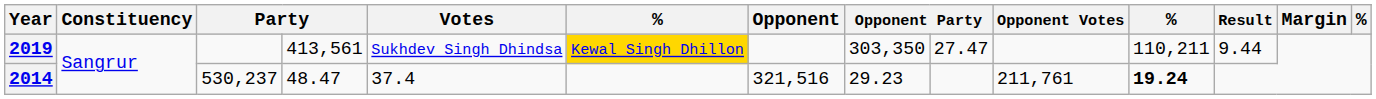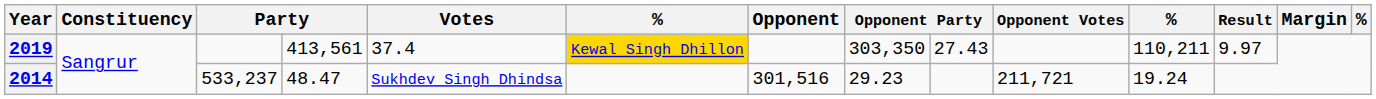(467, 50) Sukhdev Singh Dhindsa -> (393, 49) 37.4
(961, 49) 27.47 -> (961, 49) 27.43
(1240, 49) 9.44 -> (1240, 49) 9.97
(239, 79) 530,237 -> (239, 79) 533,237
(393, 79) 37.4 -> (467, 80) Sukhdev Singh Dhindsa
(791, 79) 321,516 -> (791, 79) 301,516
(1035, 79) 211,761 -> (1035, 79) 211,721
(1160, 79) bold -> (1160, 79) normal
